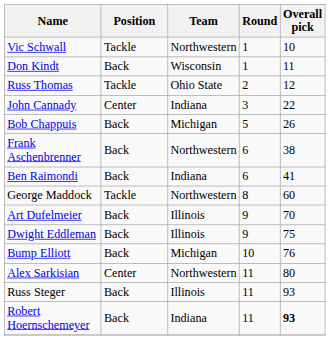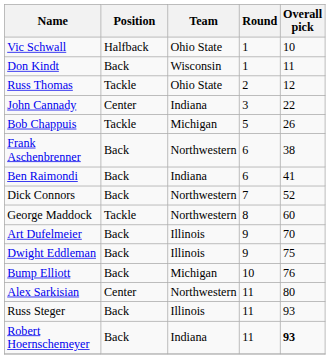(120, 47) Tackle -> (126, 47) Halfback
(203, 47) Northwestern -> (196, 47) Ohio State
(116, 124) Back -> (120, 124) Tackle
+ row: (41, 195)
